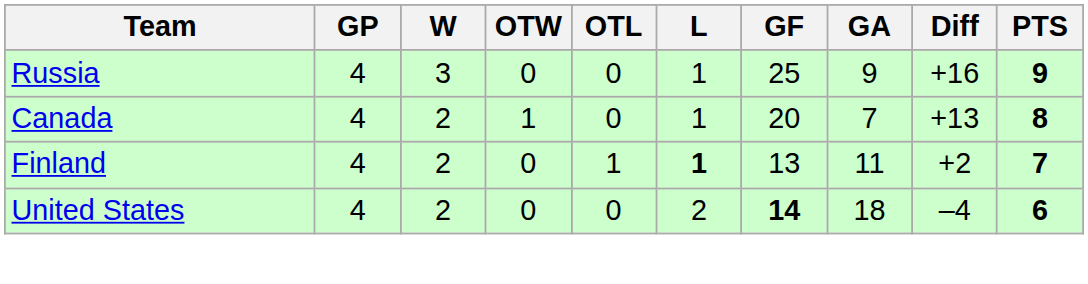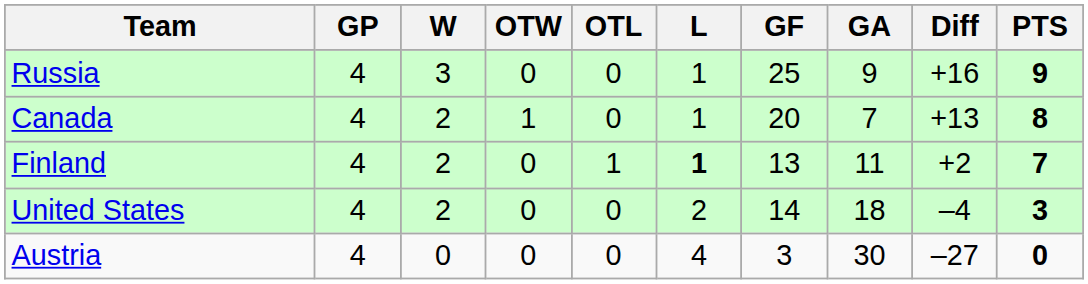(784, 210) bold -> (784, 210) normal
(1040, 210) 6 -> (1040, 210) 3
+ row: (56, 255)
